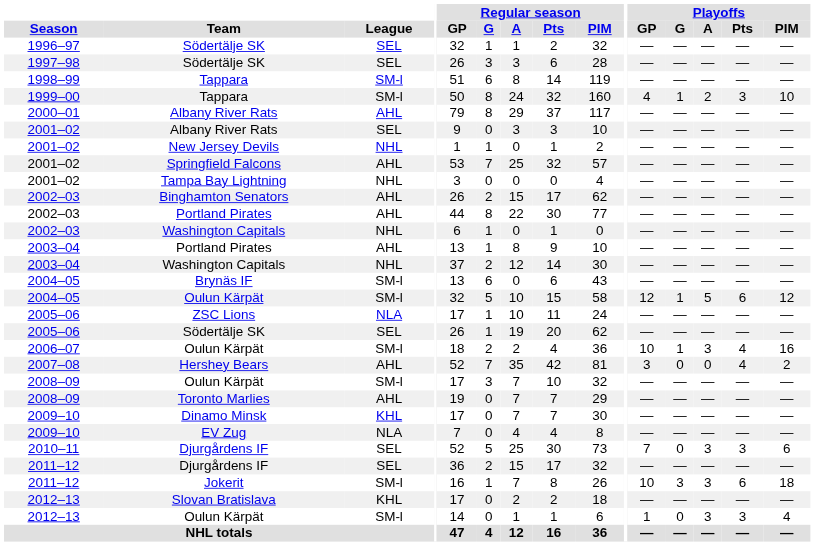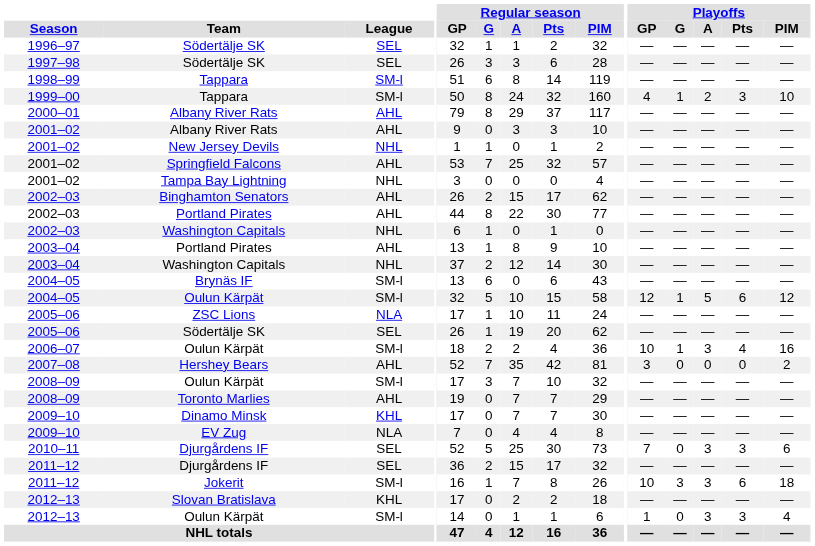(389, 130) SEL -> (389, 130) AHL
(742, 365) 4 -> (742, 365) 0
